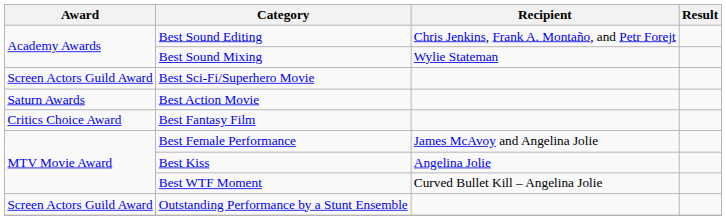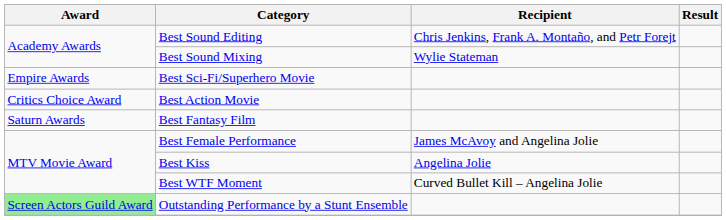(80, 78) Screen Actors Guild Award -> (48, 78) Empire Awards
(46, 99) Saturn Awards -> (64, 99) Critics Choice Award
(64, 120) Critics Choice Award -> (46, 120) Saturn Awards
(80, 204) no background -> (80, 204) lightgreen background
